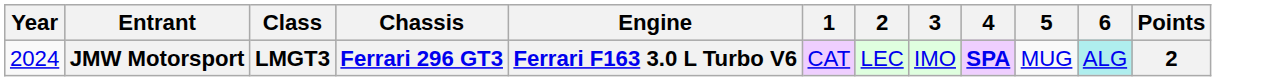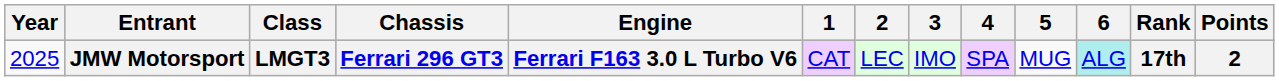+ column: (1163, 23)
(35, 58) 2024 -> (35, 58) 2025
(988, 58) bold -> (988, 58) normal
